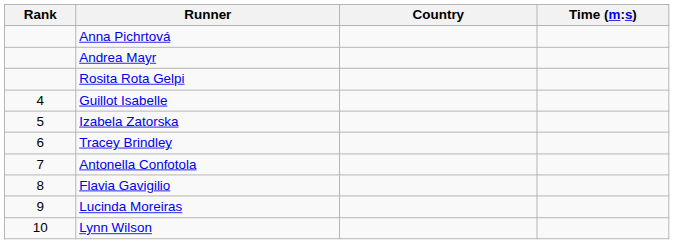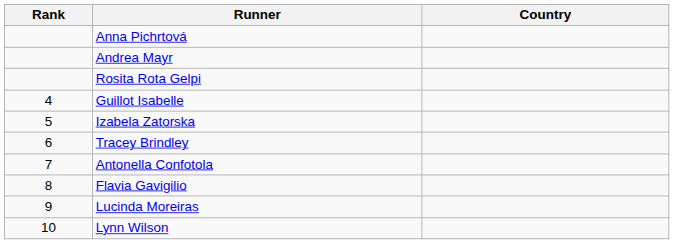- column: (603, 15)
